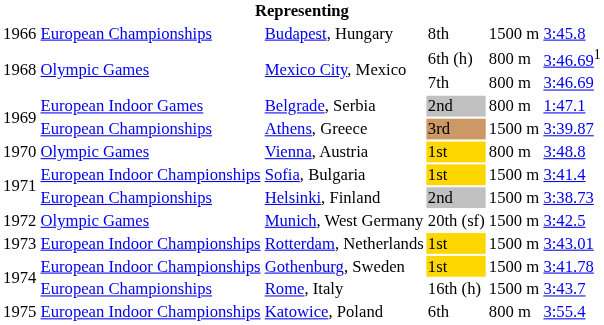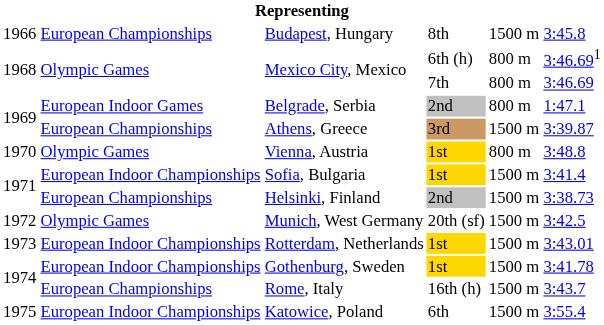(510, 312) 800 m -> (514, 312) 1500 m
